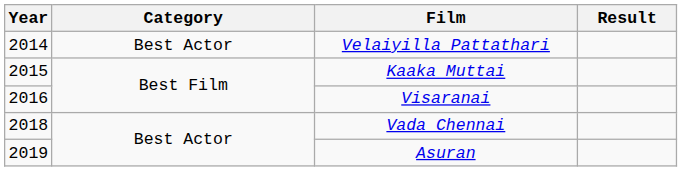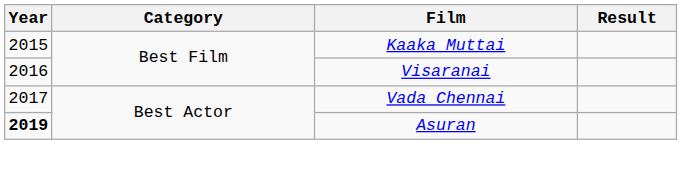- row: (446, 45)
(28, 126) 2018 -> (28, 99) 2017
(28, 153) normal -> (28, 126) bold
